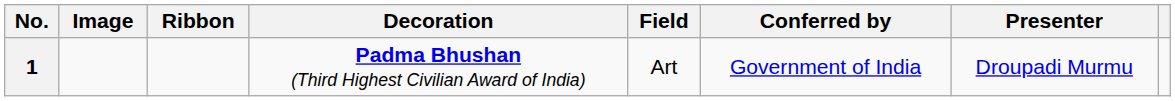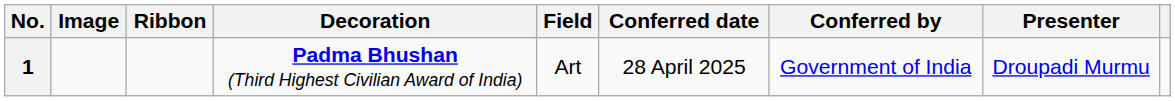+ column: (684, 21)
